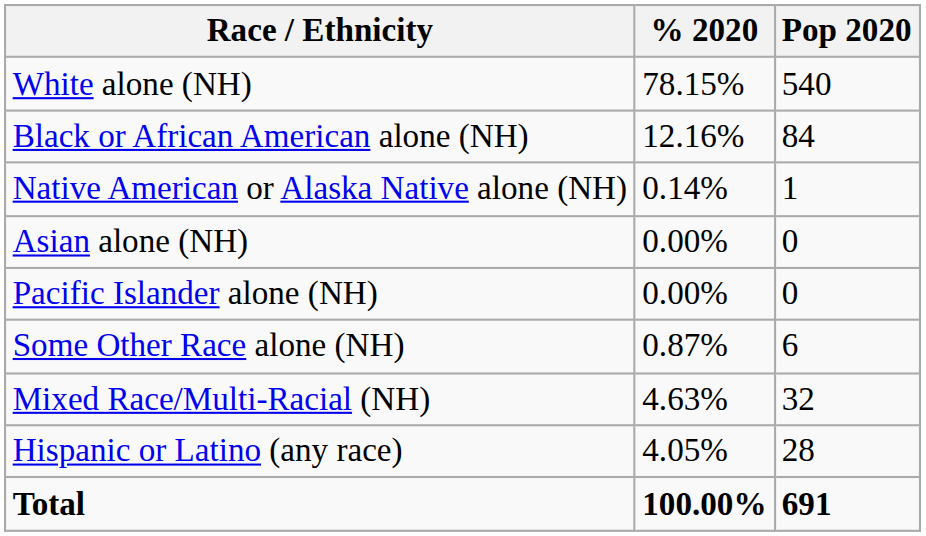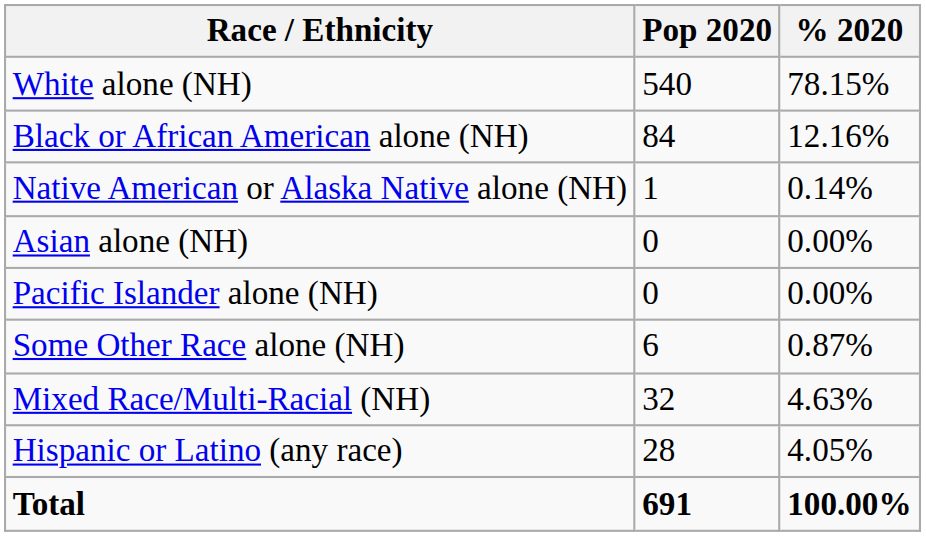columns swapped: (847, 30) <-> (704, 30)
